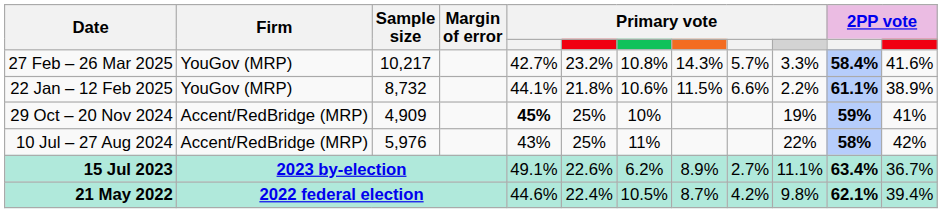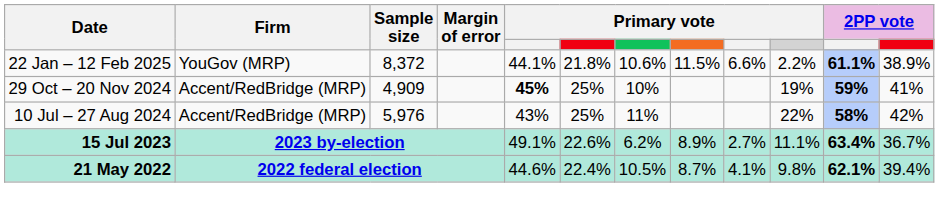- row: (91, 63)
(406, 90) 8,732 -> (404, 63) 8,372
(750, 195) 4.2% -> (747, 169) 4.1%
